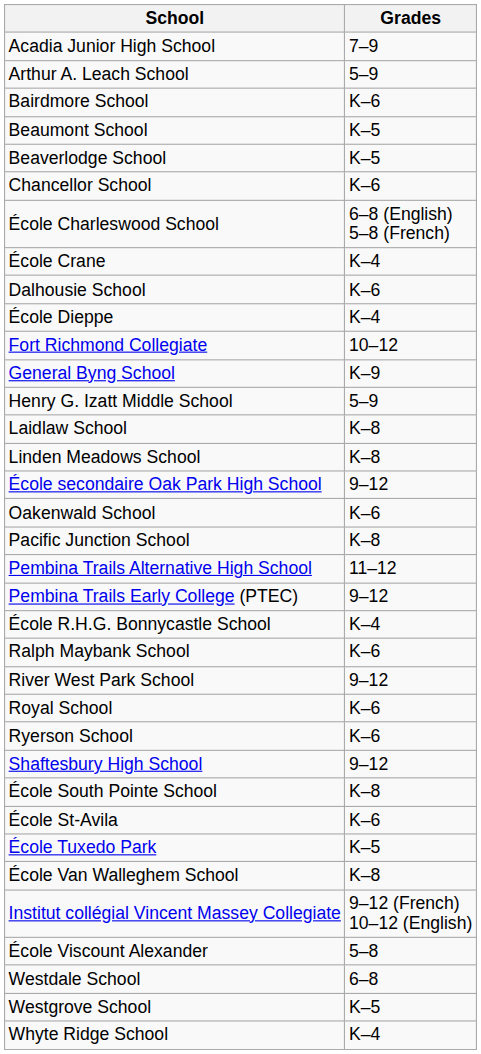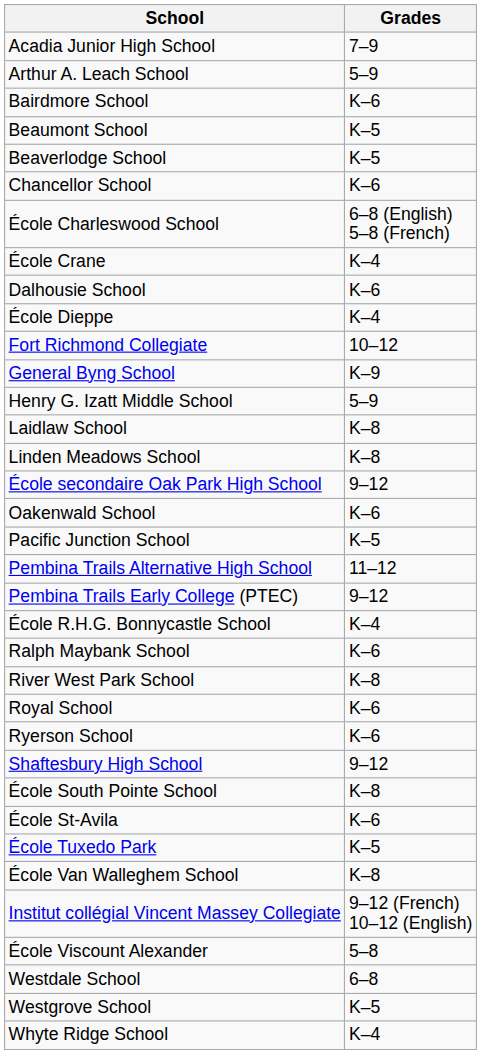(365, 540) K–8 -> (365, 540) K–5
(369, 680) 9–12 -> (365, 680) K–8
